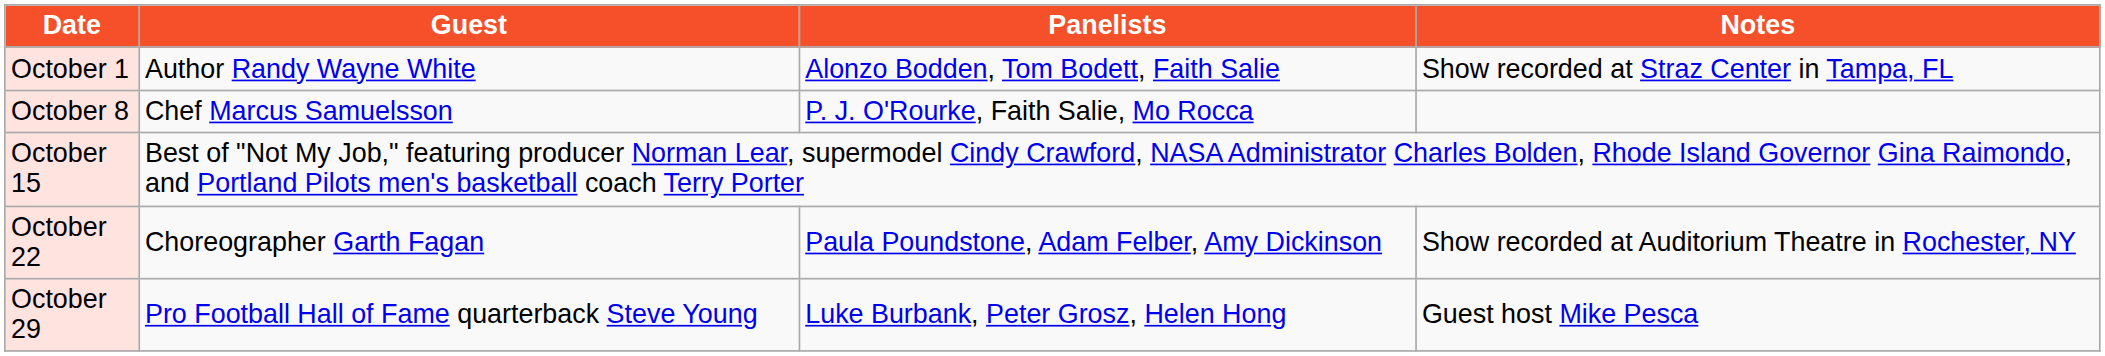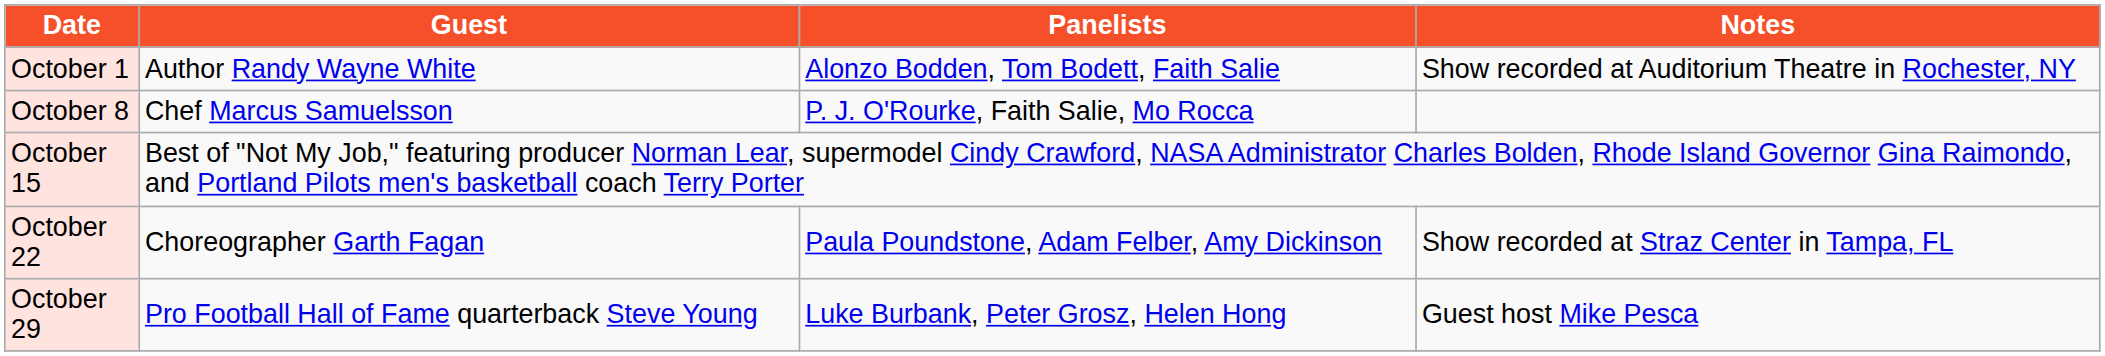(1688, 68) Show recorded at Straz Center in Tampa, FL -> (1749, 68) Show recorded at Auditorium Theatre in Rochester, NY
(1749, 241) Show recorded at Auditorium Theatre in Rochester, NY -> (1688, 241) Show recorded at Straz Center in Tampa, FL
